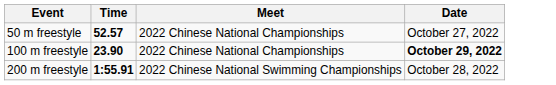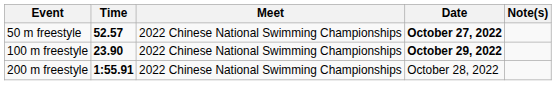+ column: (528, 13)
(241, 32) 2022 Chinese National Championships -> (270, 32) 2022 Chinese National Swimming Championships
(453, 32) normal -> (455, 32) bold
(241, 51) 2022 Chinese National Championships -> (270, 51) 2022 Chinese National Swimming Championships
